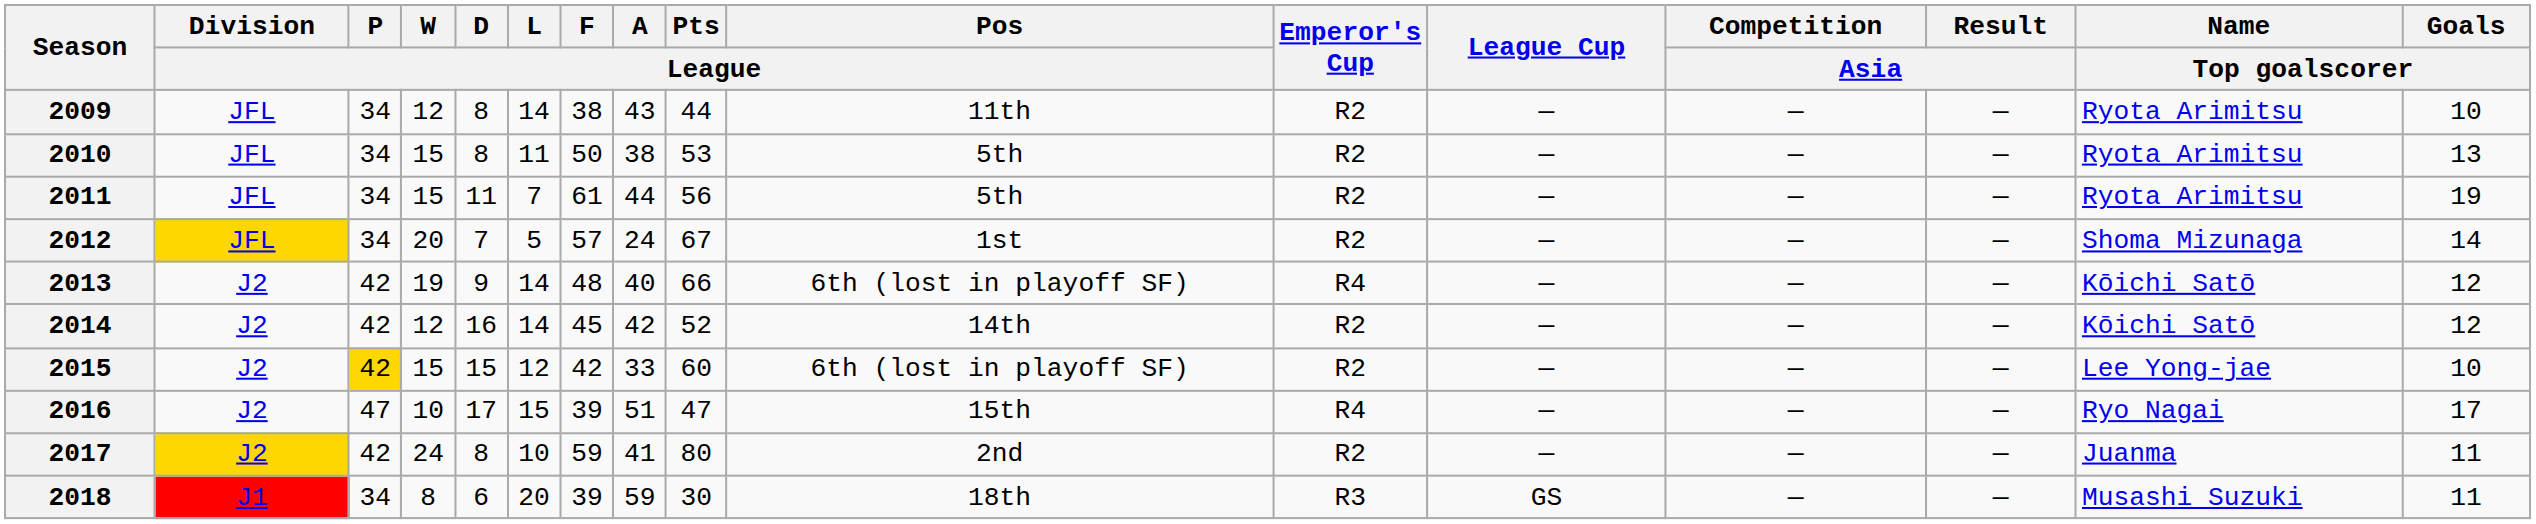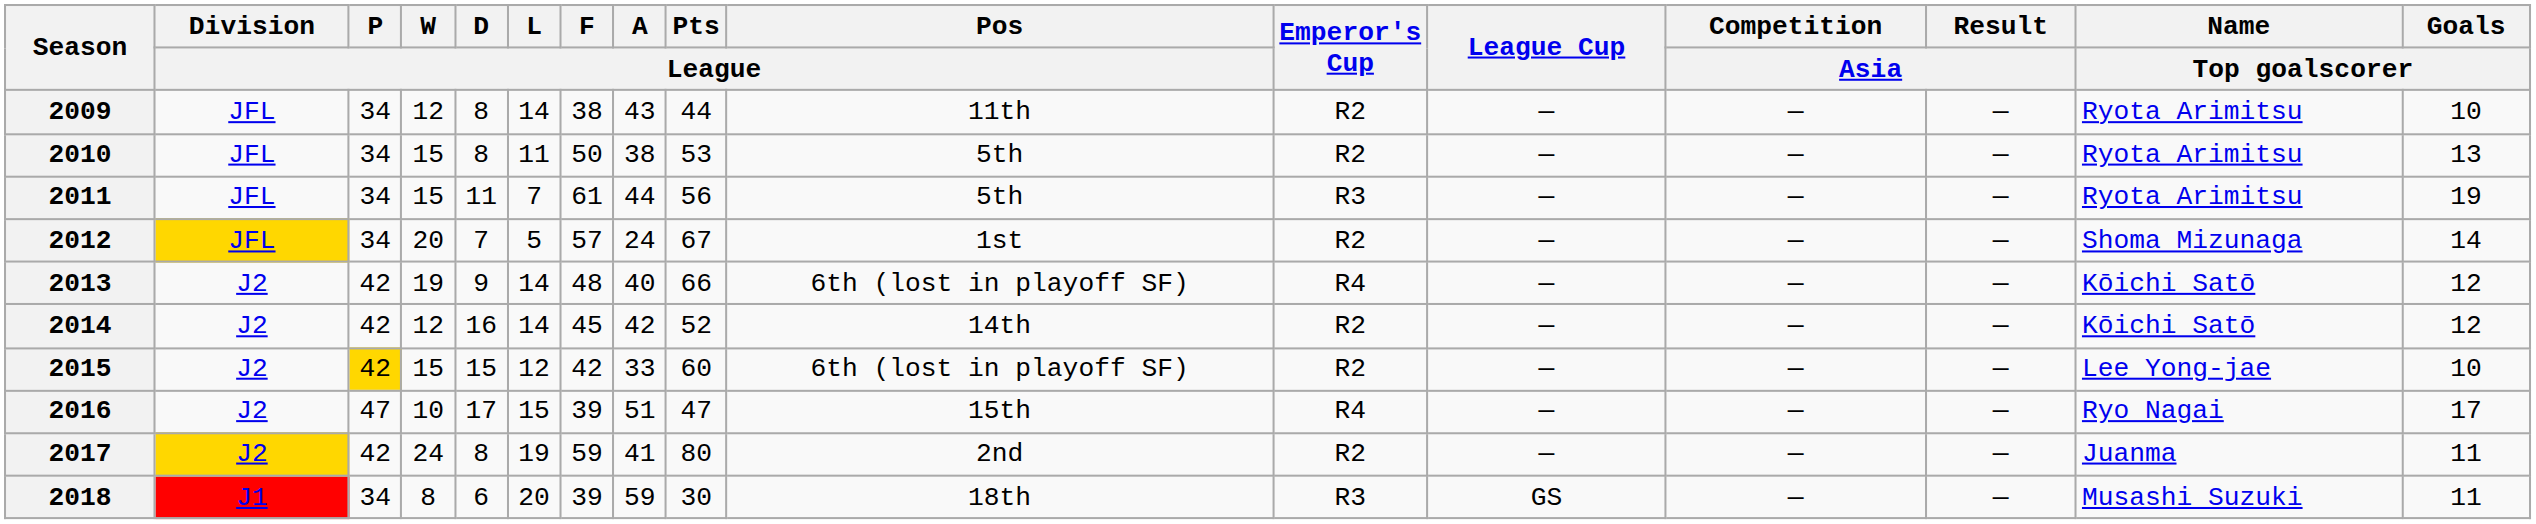(1350, 198) R2 -> (1350, 198) R3
(534, 454) 10 -> (534, 454) 19
